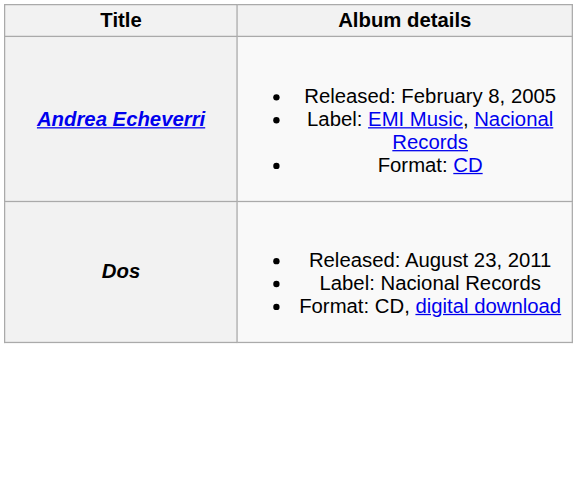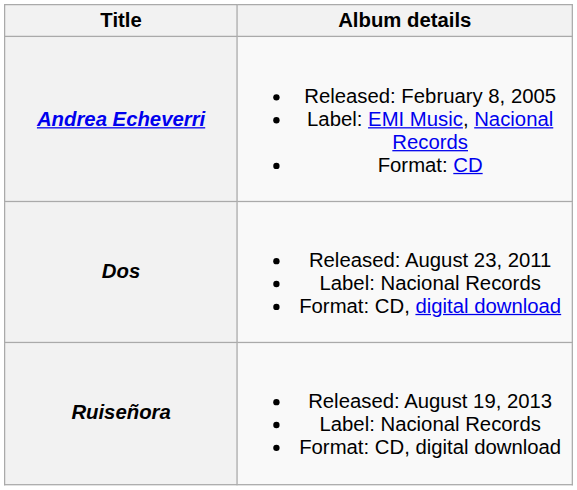+ row: (121, 413)
